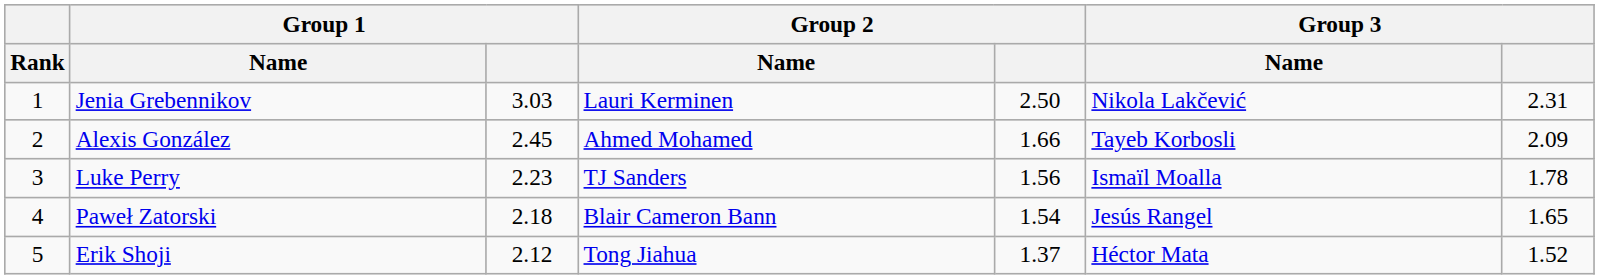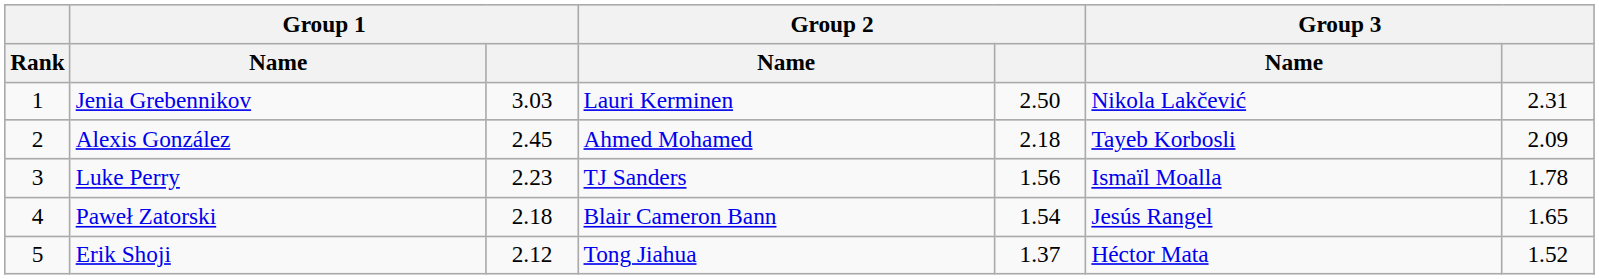(1040, 139) 1.66 -> (1040, 139) 2.18
